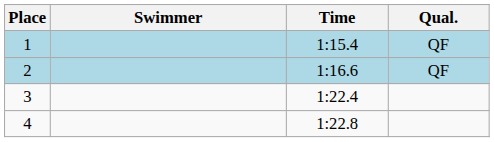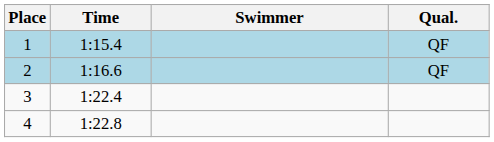columns swapped: (168, 17) <-> (337, 17)
